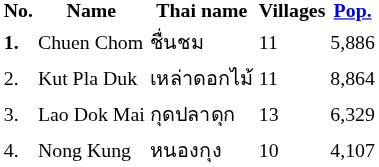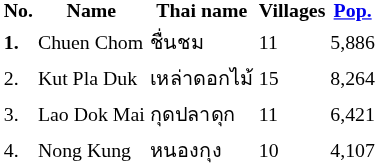(268, 78) 11 -> (269, 78) 15
(353, 78) 8,864 -> (353, 78) 8,264
(269, 114) 13 -> (268, 114) 11
(353, 114) 6,329 -> (353, 114) 6,421
